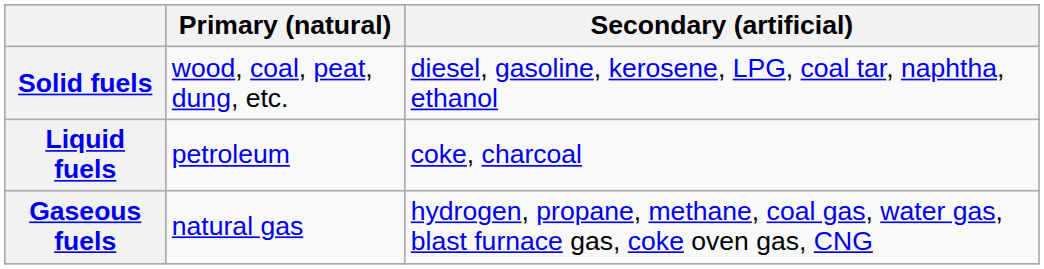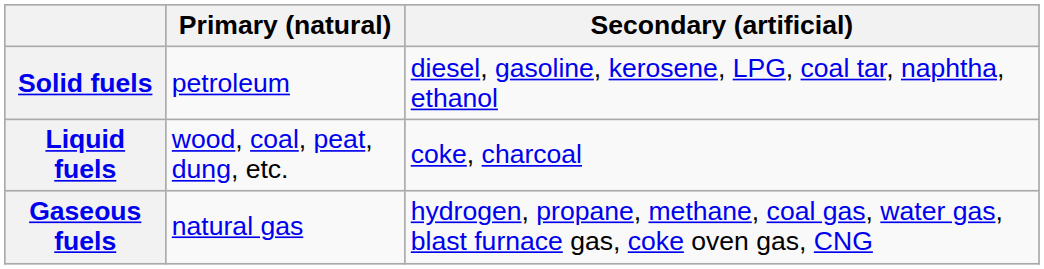(272, 82) wood, coal, peat, dung, etc. -> (231, 82) petroleum
(231, 154) petroleum -> (272, 154) wood, coal, peat, dung, etc.
